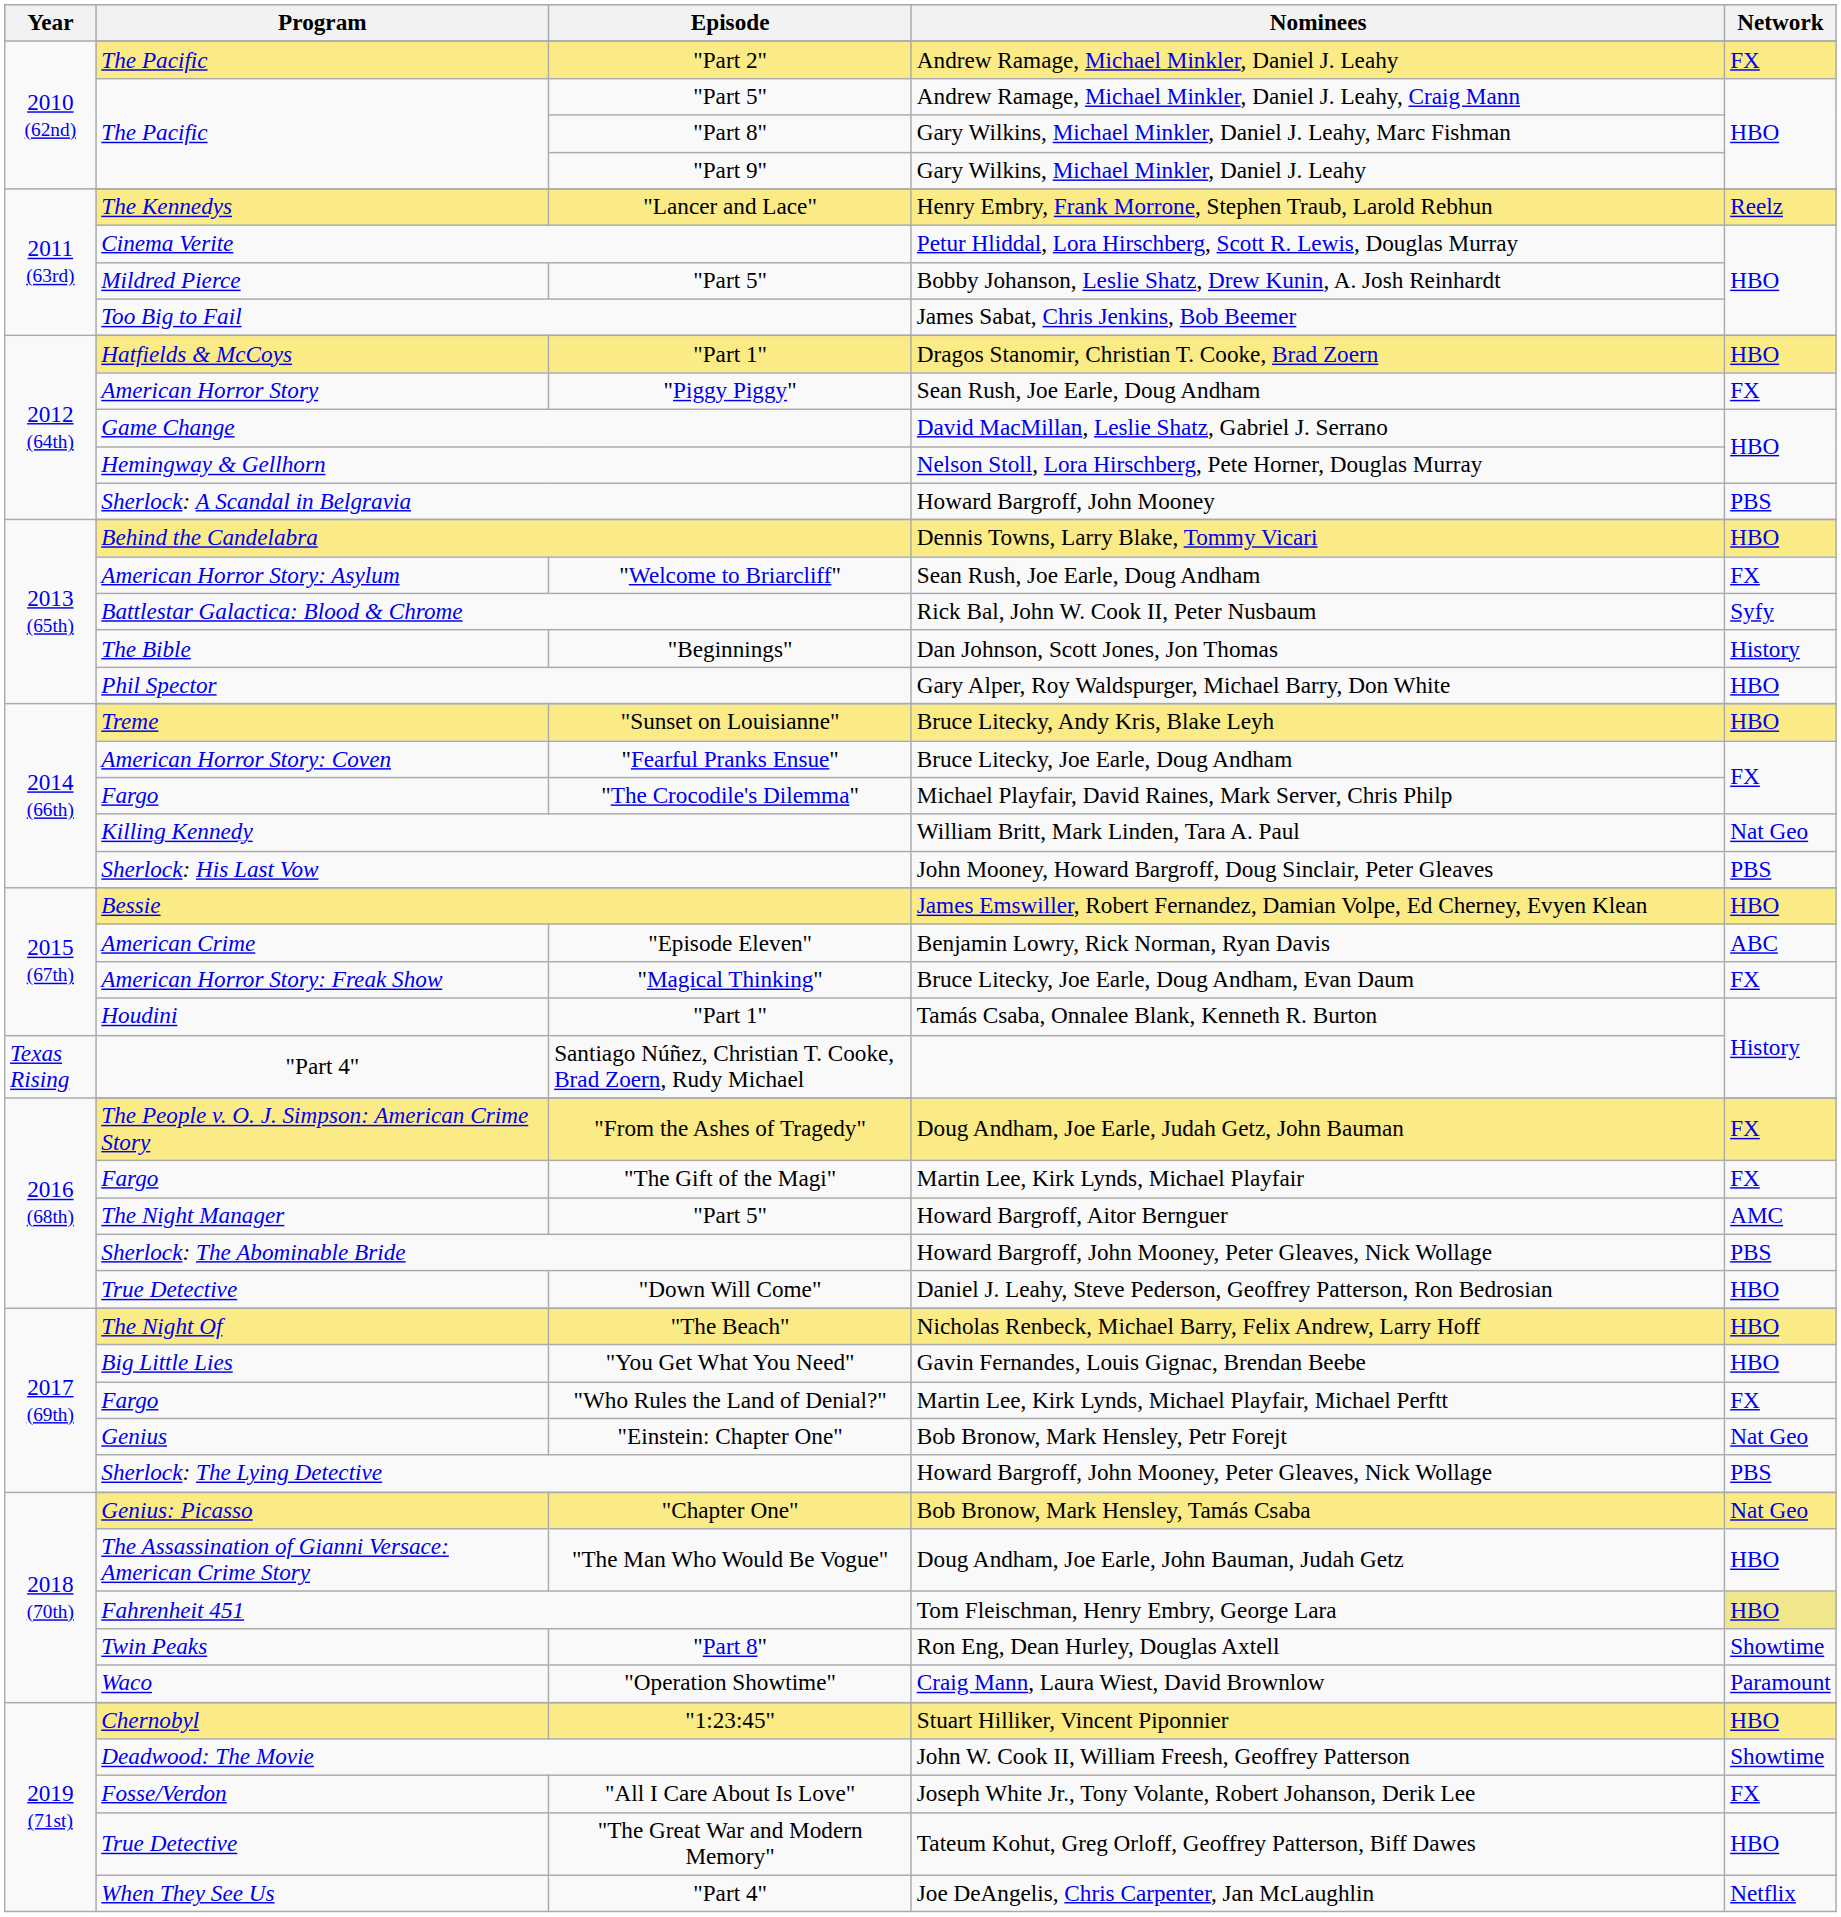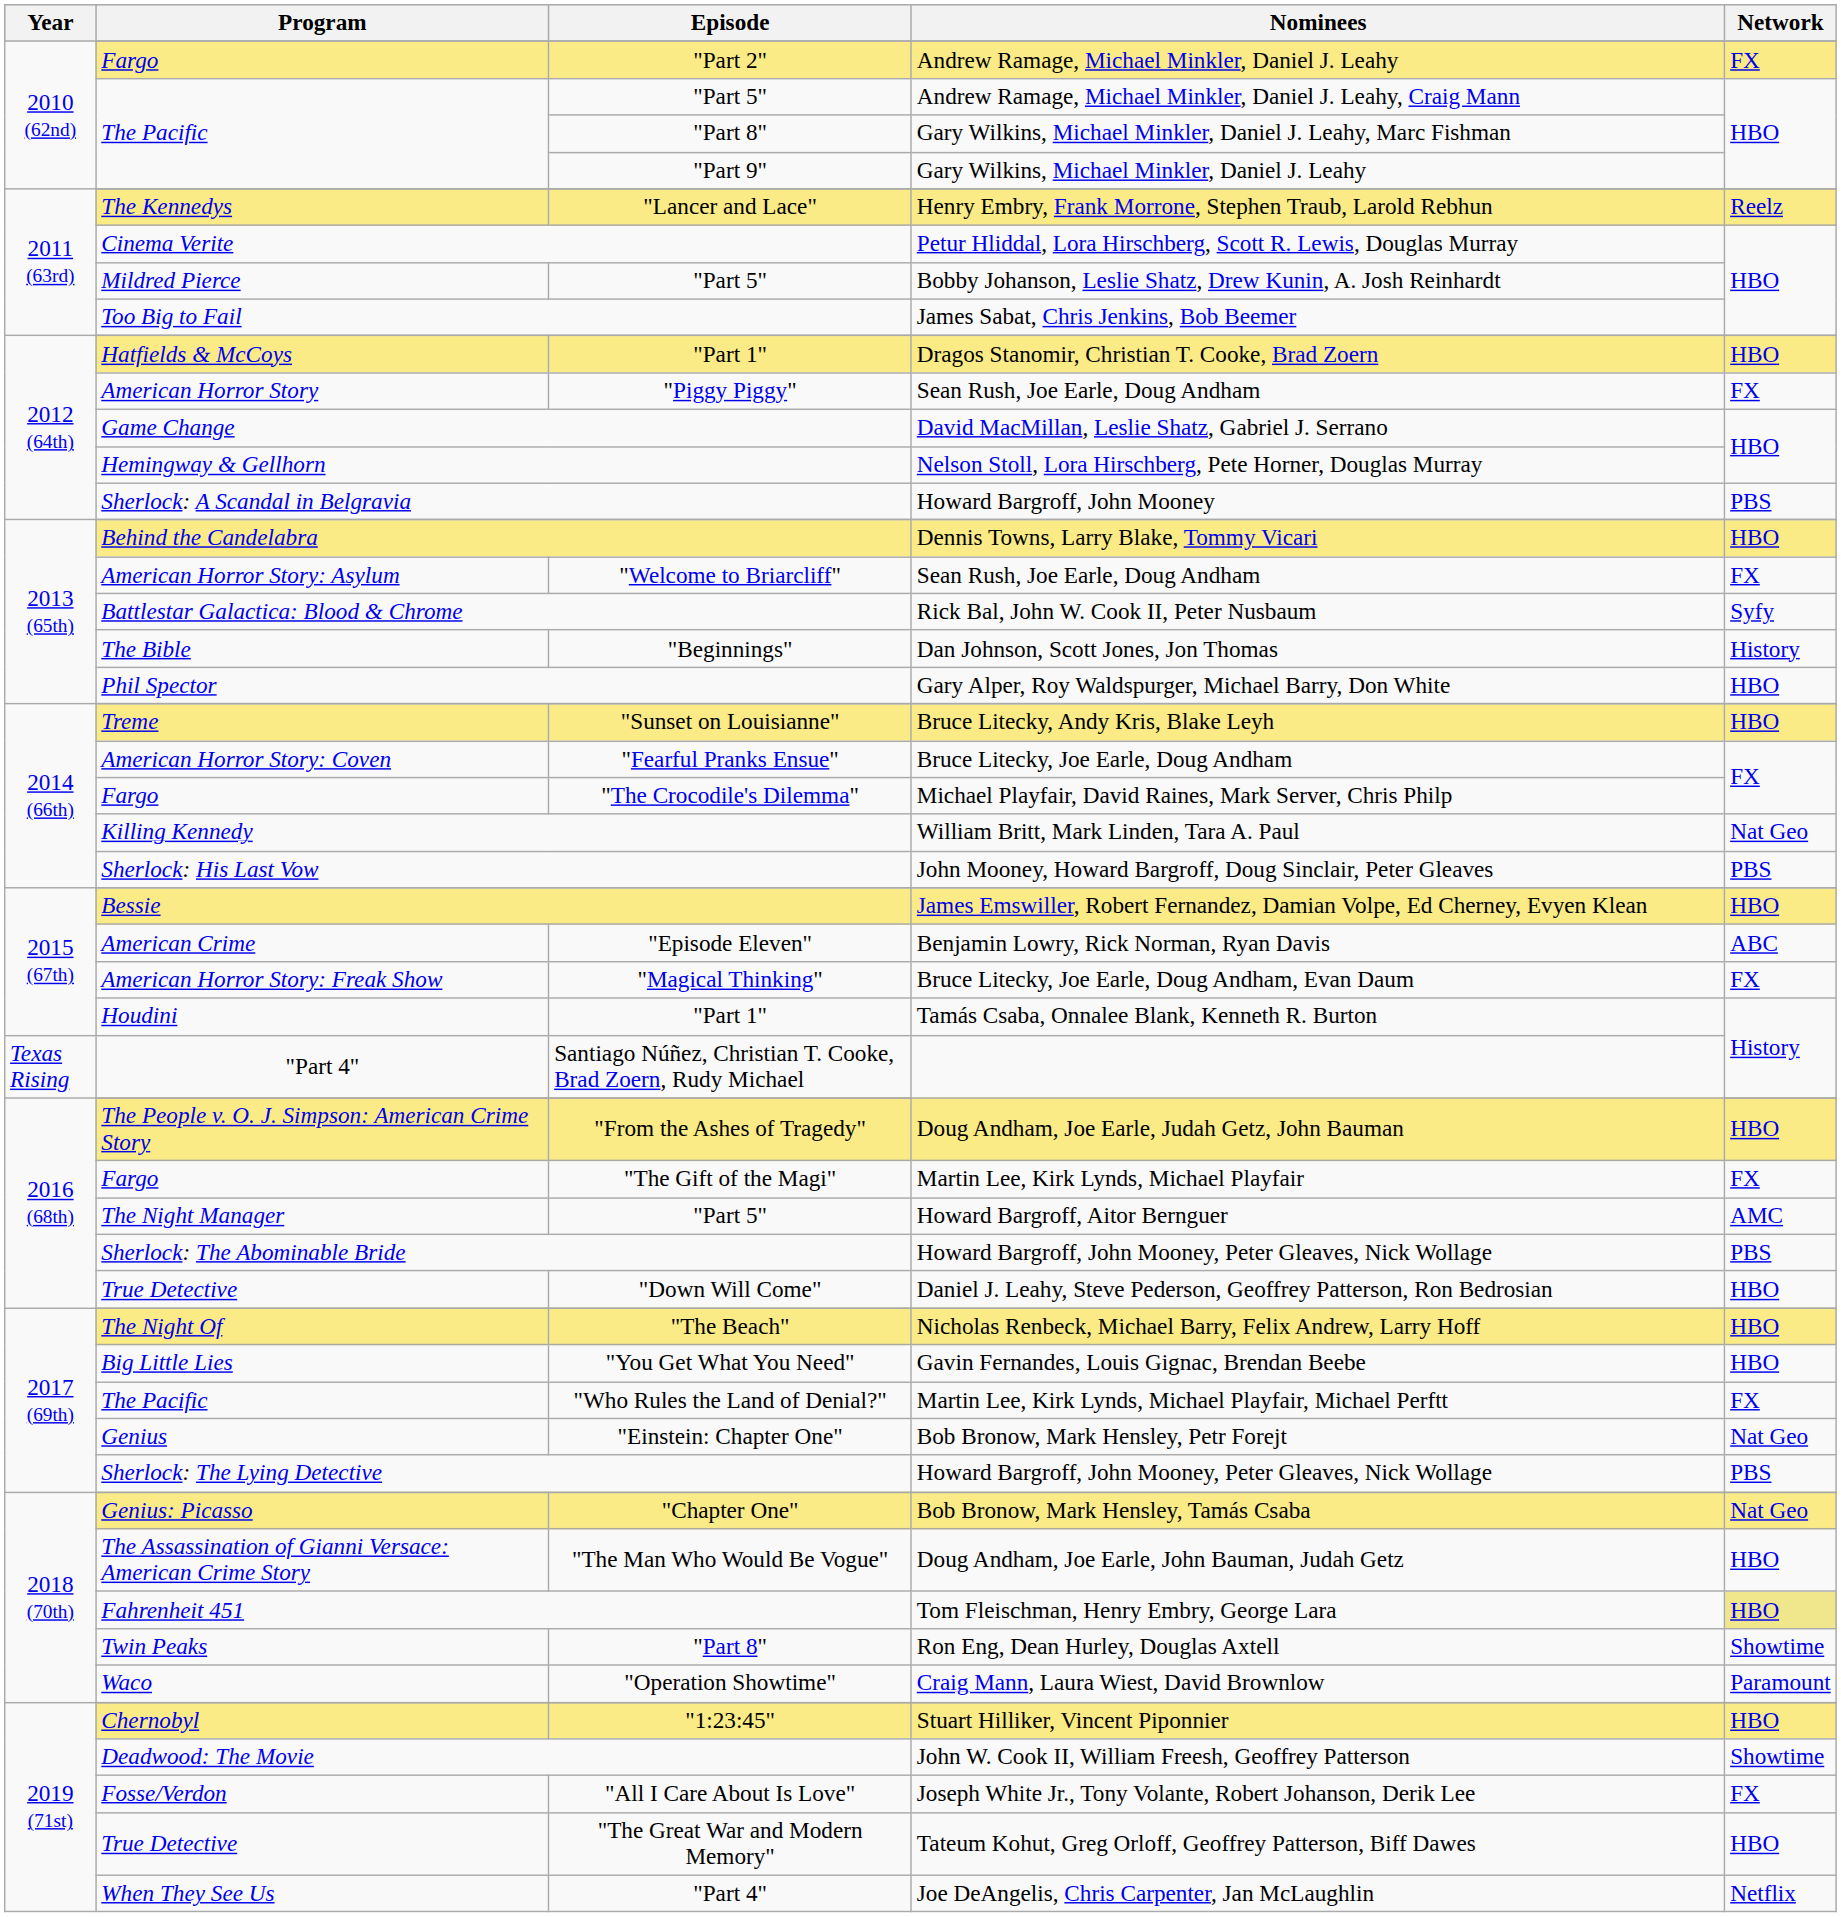(154, 59) The Pacific -> (130, 59) Fargo
(1745, 1129) FX -> (1755, 1129) HBO
(130, 1399) Fargo -> (154, 1399) The Pacific
